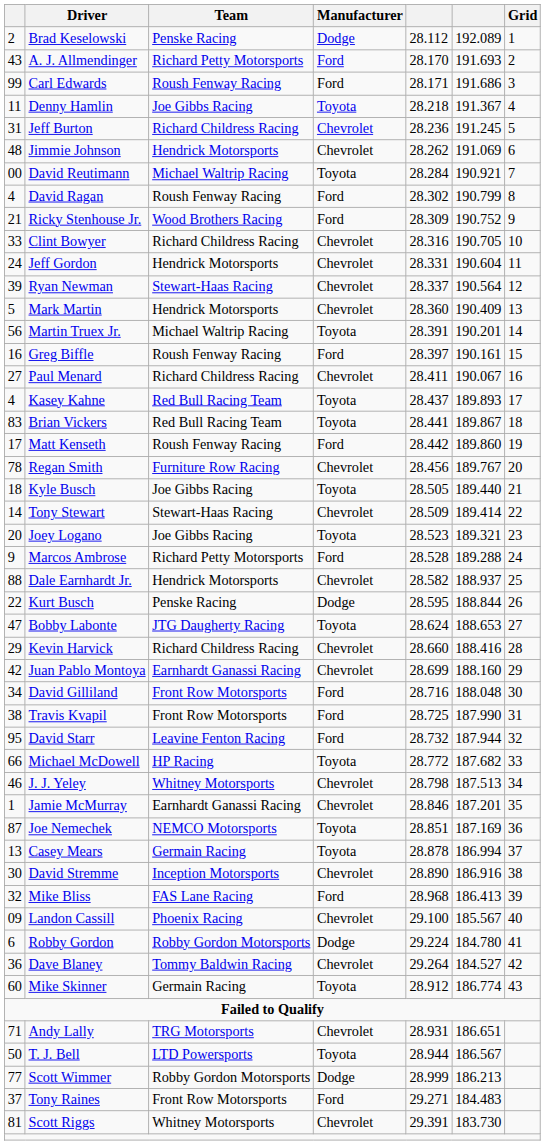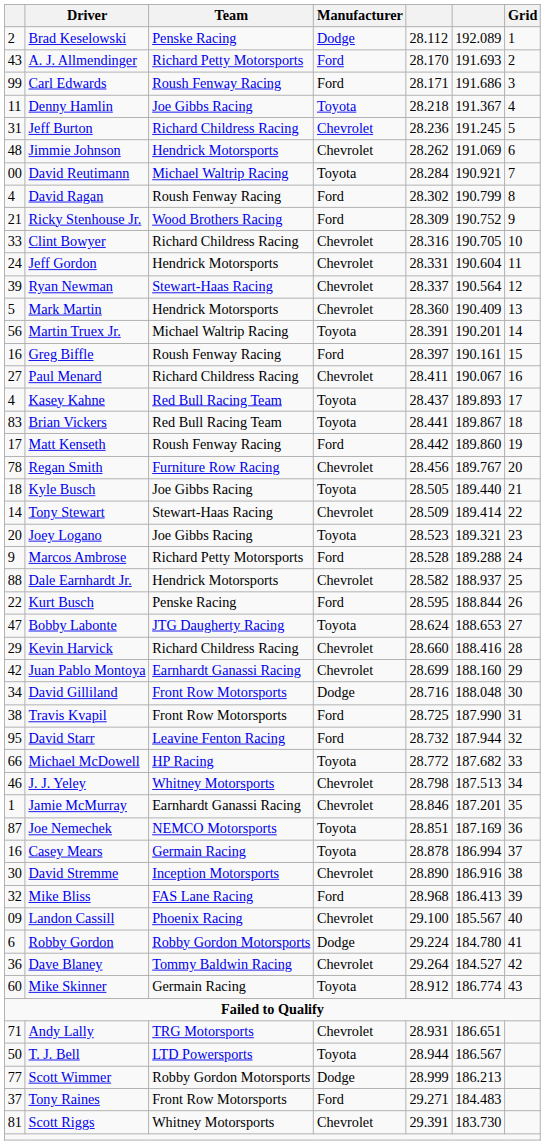(336, 602) Dodge -> (330, 602) Ford
(330, 693) Ford -> (336, 693) Dodge
(15, 851) 13 -> (15, 851) 16
